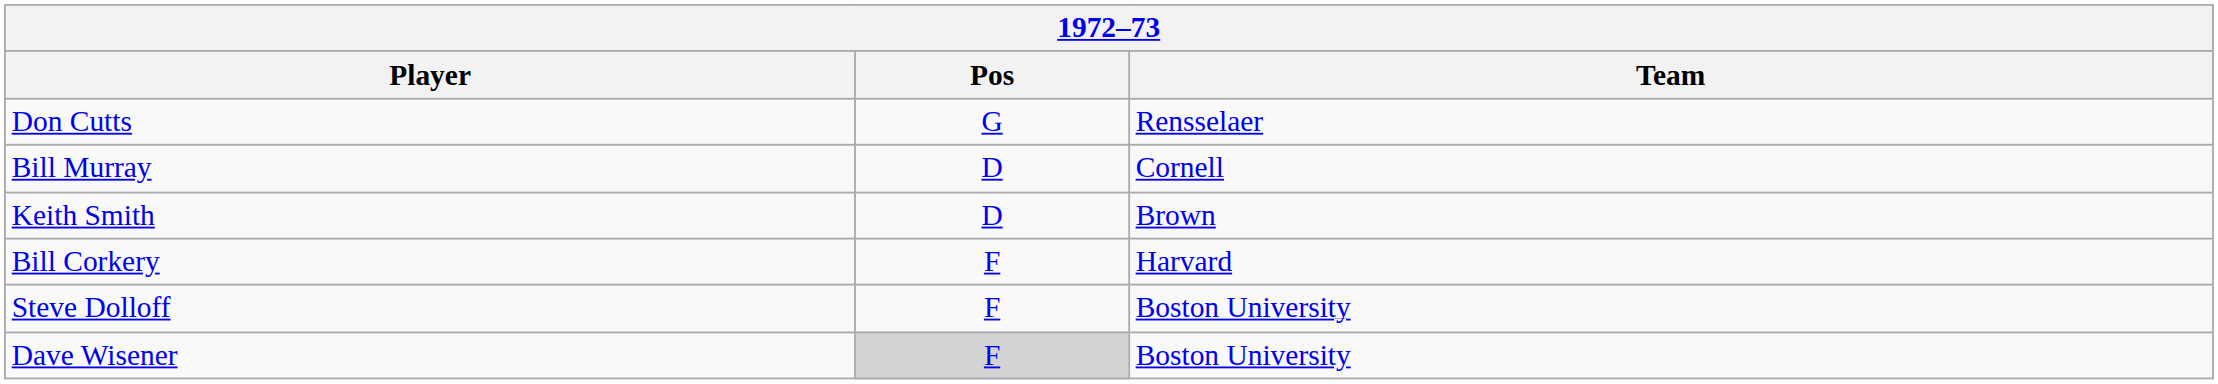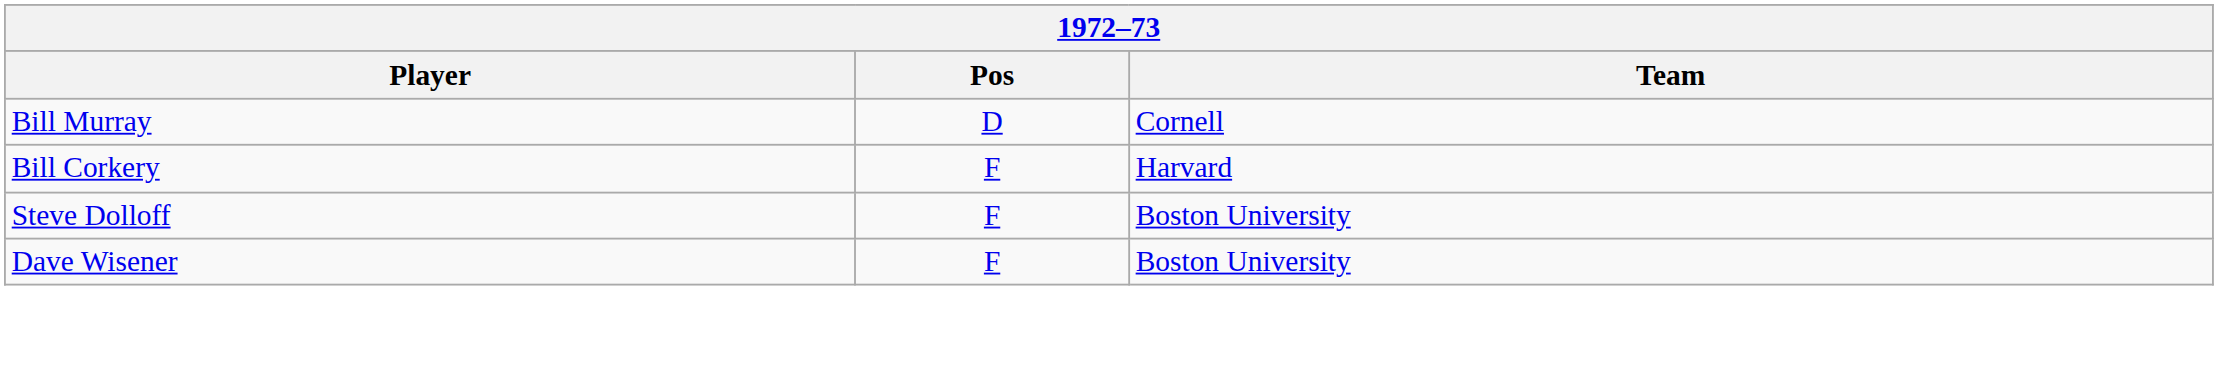- row: (72, 121)
- row: (83, 214)
(992, 354) lightgrey background -> (992, 261) no background
